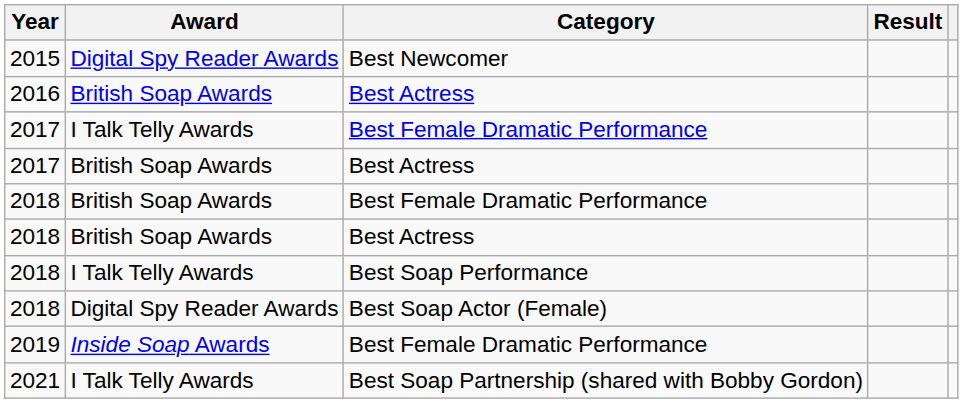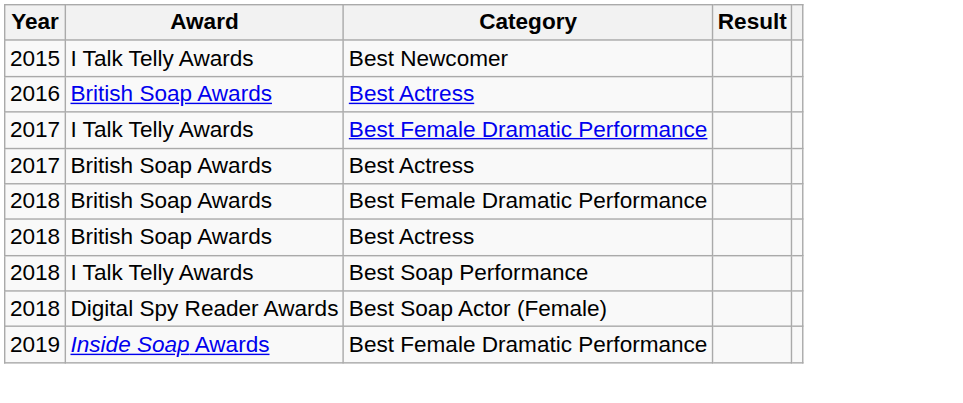(204, 58) Digital Spy Reader Awards -> (162, 58) I Talk Telly Awards
- row: (35, 380)
